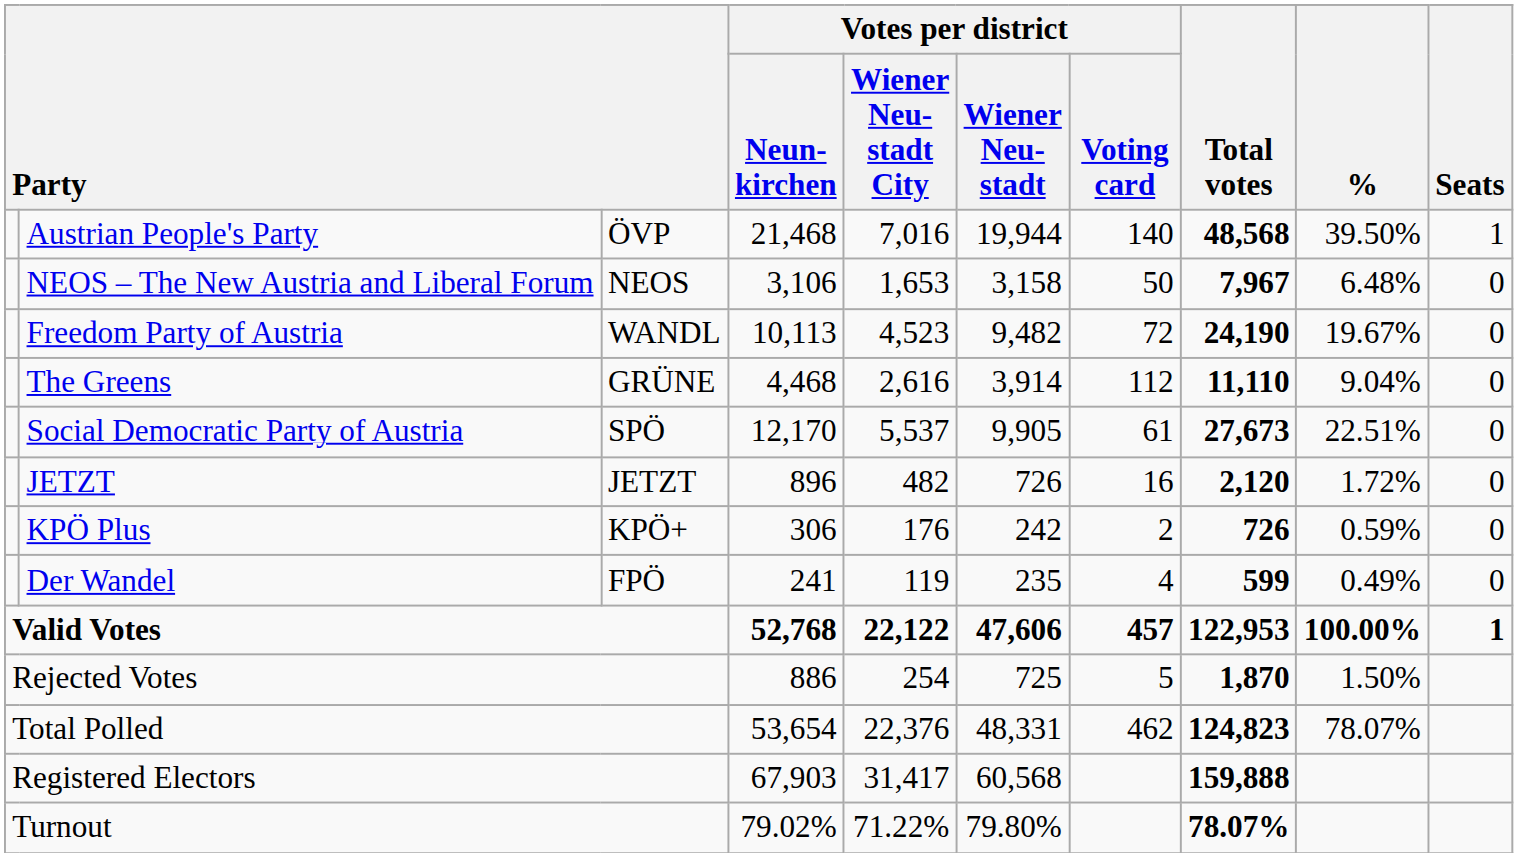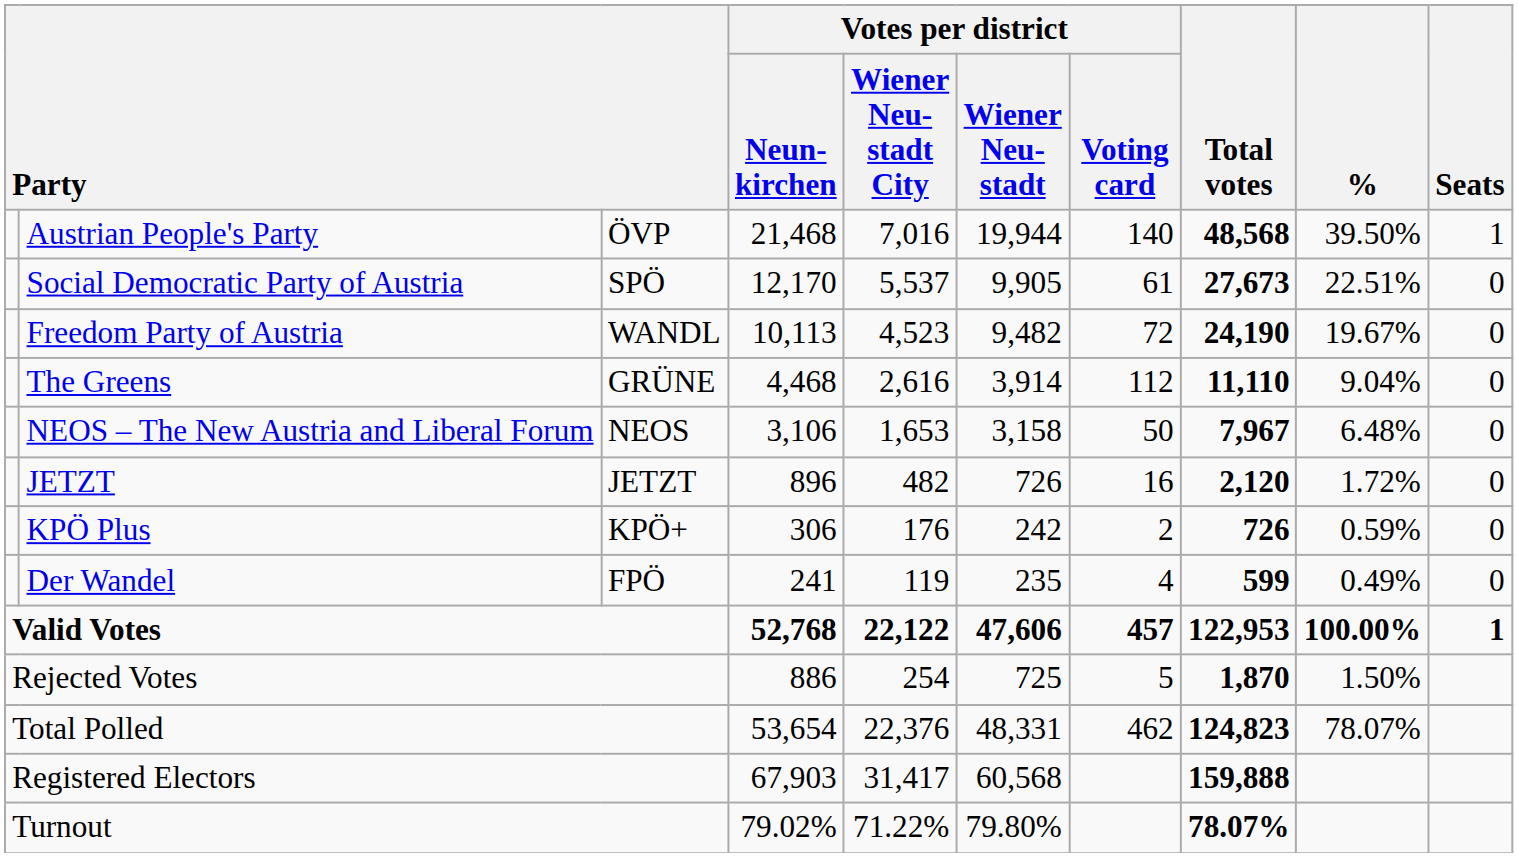rows swapped: (245, 431) <-> (310, 282)
